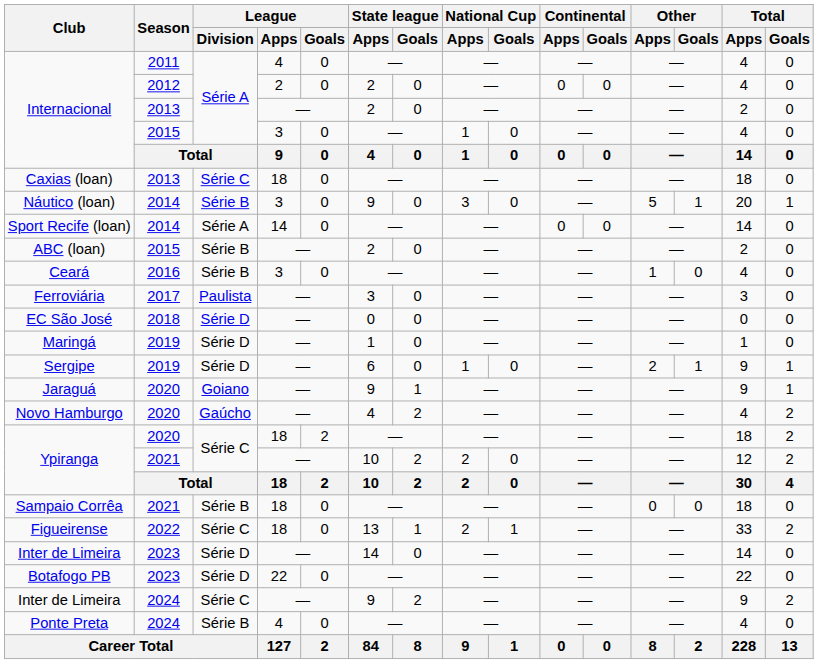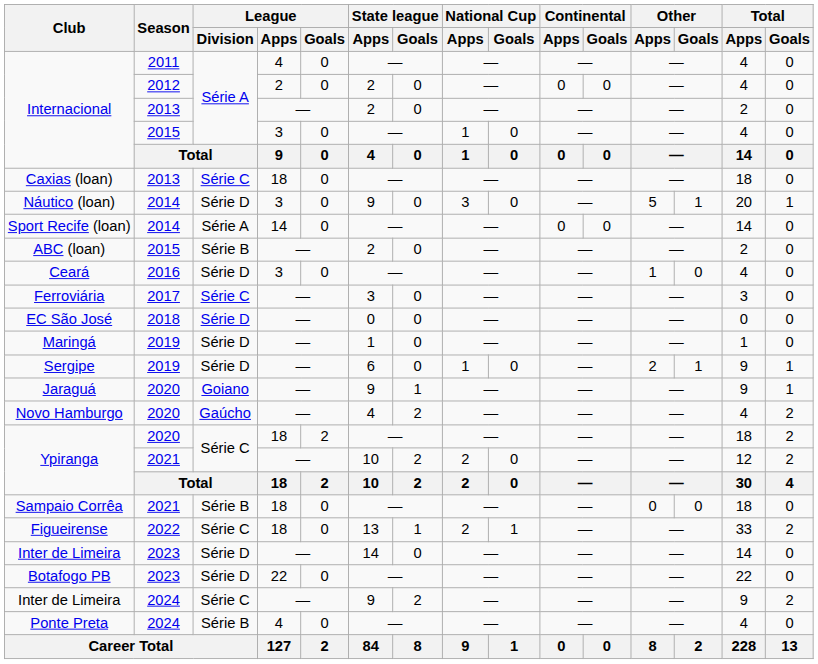(225, 202) Série B -> (225, 202) Série D
(225, 272) Série B -> (225, 272) Série D
(225, 296) Paulista -> (225, 296) Série C
